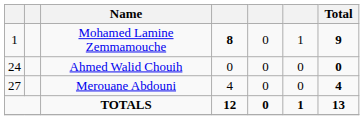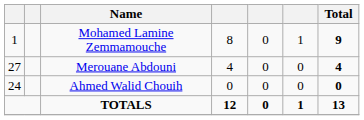(230, 39) bold -> (230, 39) normal
rows swapped: (126, 65) <-> (126, 85)
